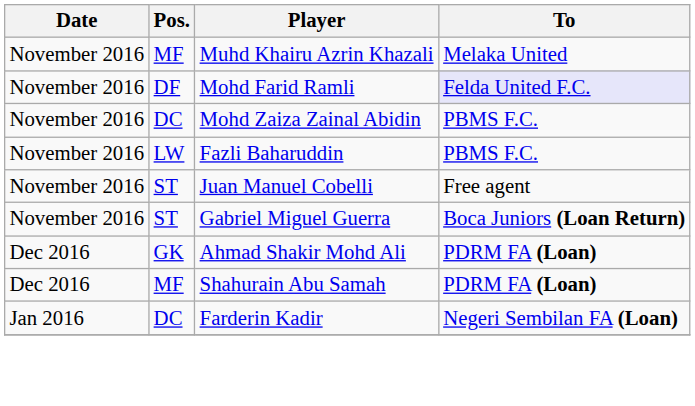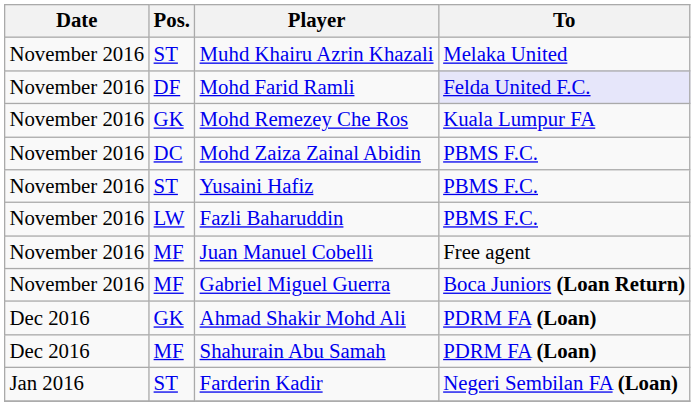(169, 53) MF -> (166, 53) ST
+ row: (304, 119)
+ row: (257, 185)
(166, 185) ST -> (169, 251) MF
(166, 218) ST -> (169, 284) MF
(168, 317) DC -> (166, 383) ST
